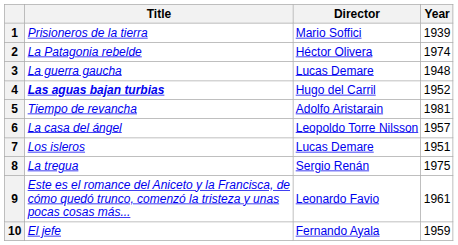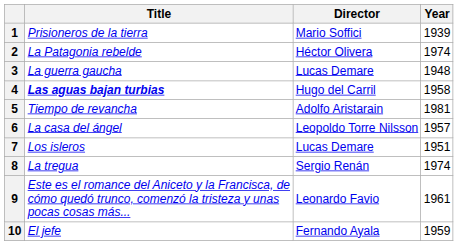(437, 90) 1952 -> (437, 90) 1958
(437, 166) 1975 -> (437, 166) 1974
